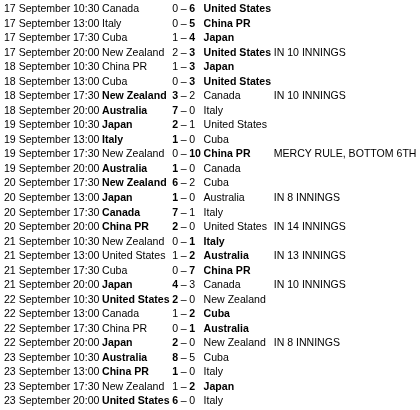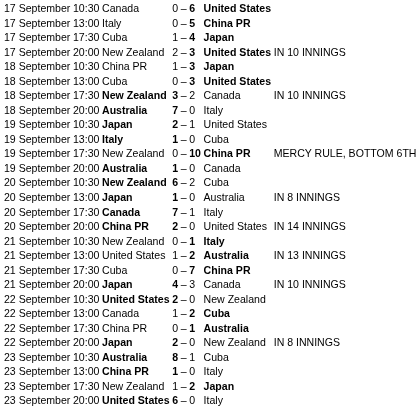(86, 183) 17:30 -> (86, 183) 10:30
(192, 357) 5 -> (192, 357) 1
